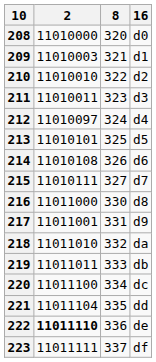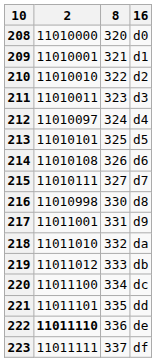(67, 56) 11010003 -> (67, 56) 11010001
(67, 202) 11011000 -> (67, 202) 11010998
(67, 264) 11011011 -> (67, 264) 11011012
(67, 306) 11011104 -> (67, 306) 11011101
